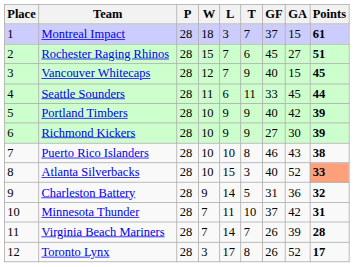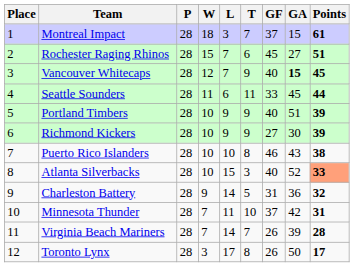(295, 73) normal -> (295, 73) bold
(295, 113) 42 -> (295, 113) 51
(295, 251) 52 -> (295, 251) 50
